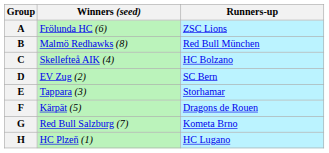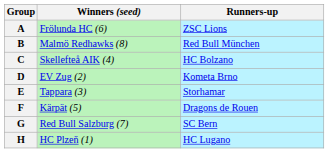(200, 76) SC Bern -> (210, 76) Kometa Brno
(210, 124) Kometa Brno -> (200, 124) SC Bern
